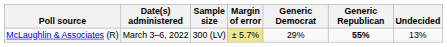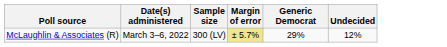- column: (361, 17)
(418, 35) 13% -> (353, 35) 12%
